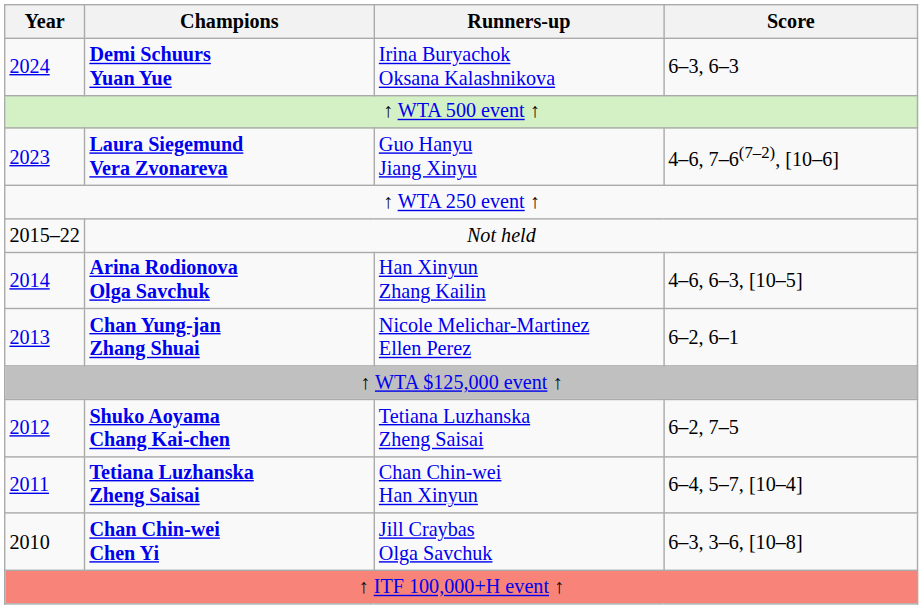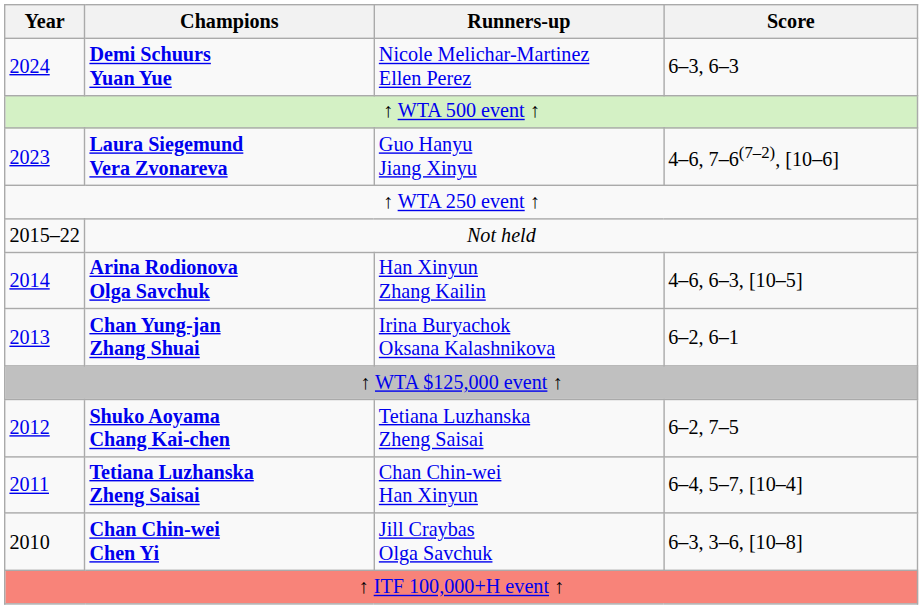(467, 66) Irina Buryachok Oksana Kalashnikova -> (484, 66) Nicole Melichar-Martinez Ellen Perez
(484, 337) Nicole Melichar-Martinez Ellen Perez -> (467, 337) Irina Buryachok Oksana Kalashnikova
